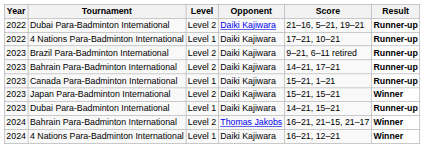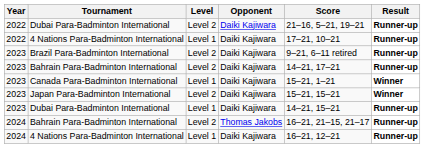(396, 81) Runner-up -> (388, 81) Winner
(388, 123) Winner -> (396, 123) Runner-up
(388, 137) Winner -> (396, 137) Runner-up
